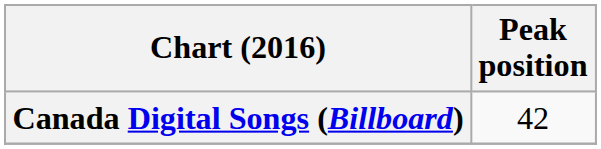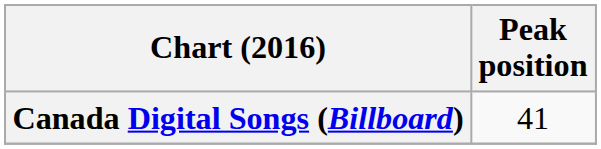(533, 117) 42 -> (533, 117) 41
